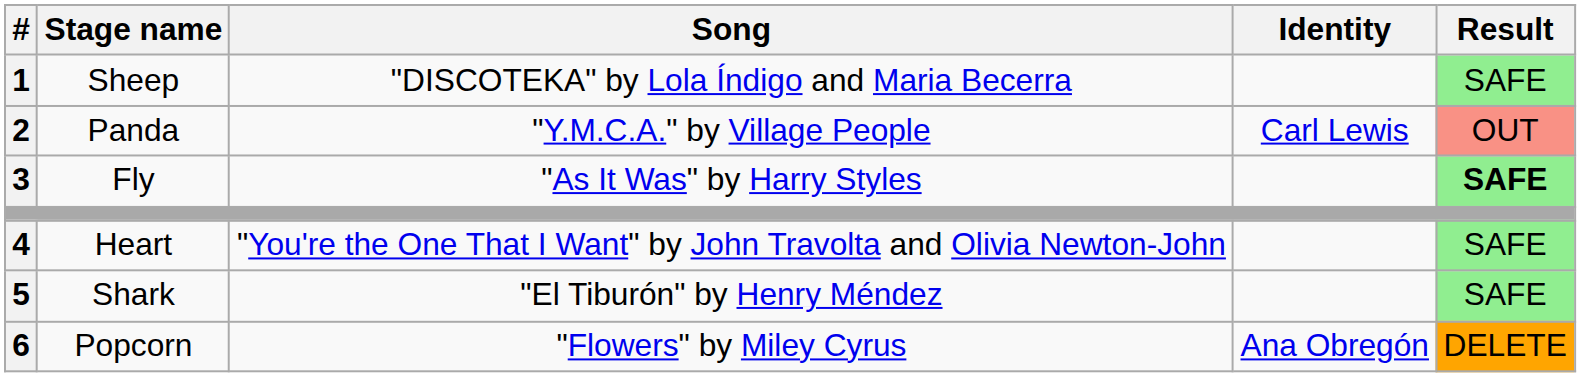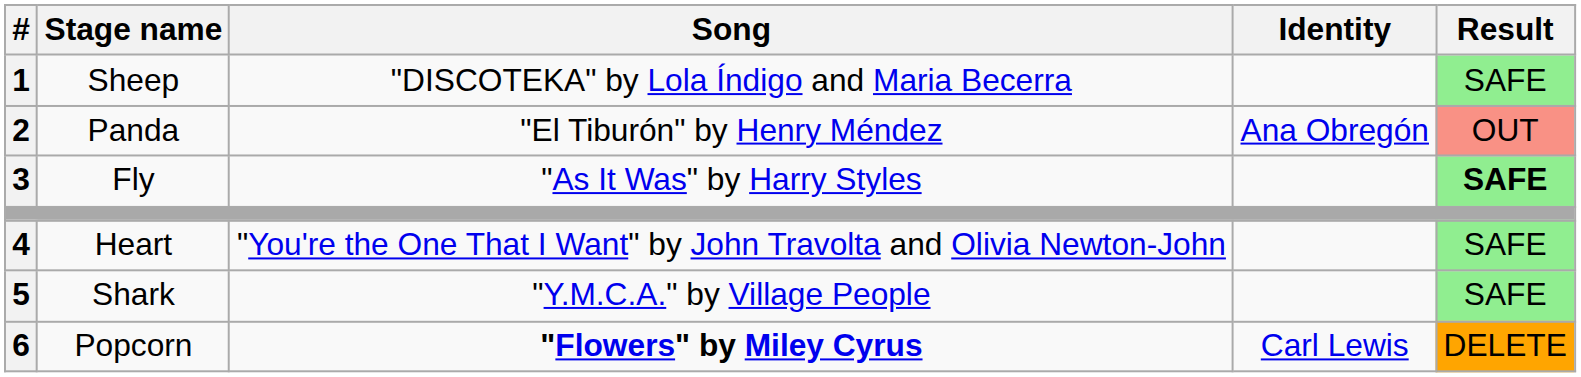(731, 130) "Y.M.C.A." by Village People -> (731, 130) "El Tiburón" by Henry Méndez
(1335, 130) Carl Lewis -> (1335, 130) Ana Obregón
(731, 295) "El Tiburón" by Henry Méndez -> (731, 295) "Y.M.C.A." by Village People
(731, 345) normal -> (731, 345) bold
(1335, 345) Ana Obregón -> (1335, 345) Carl Lewis
